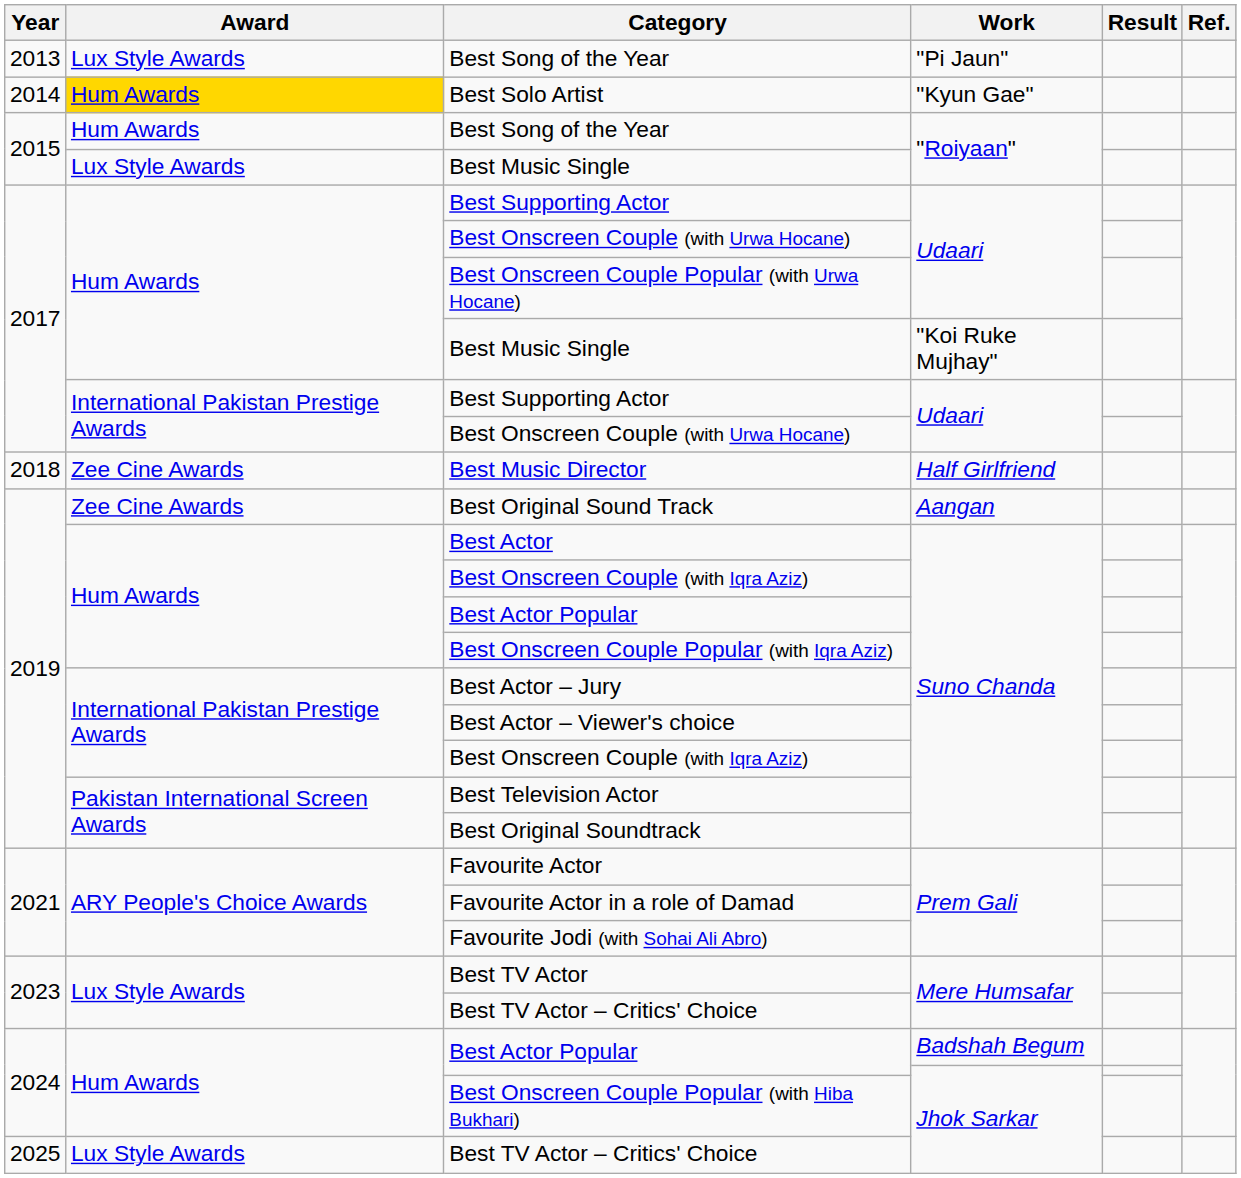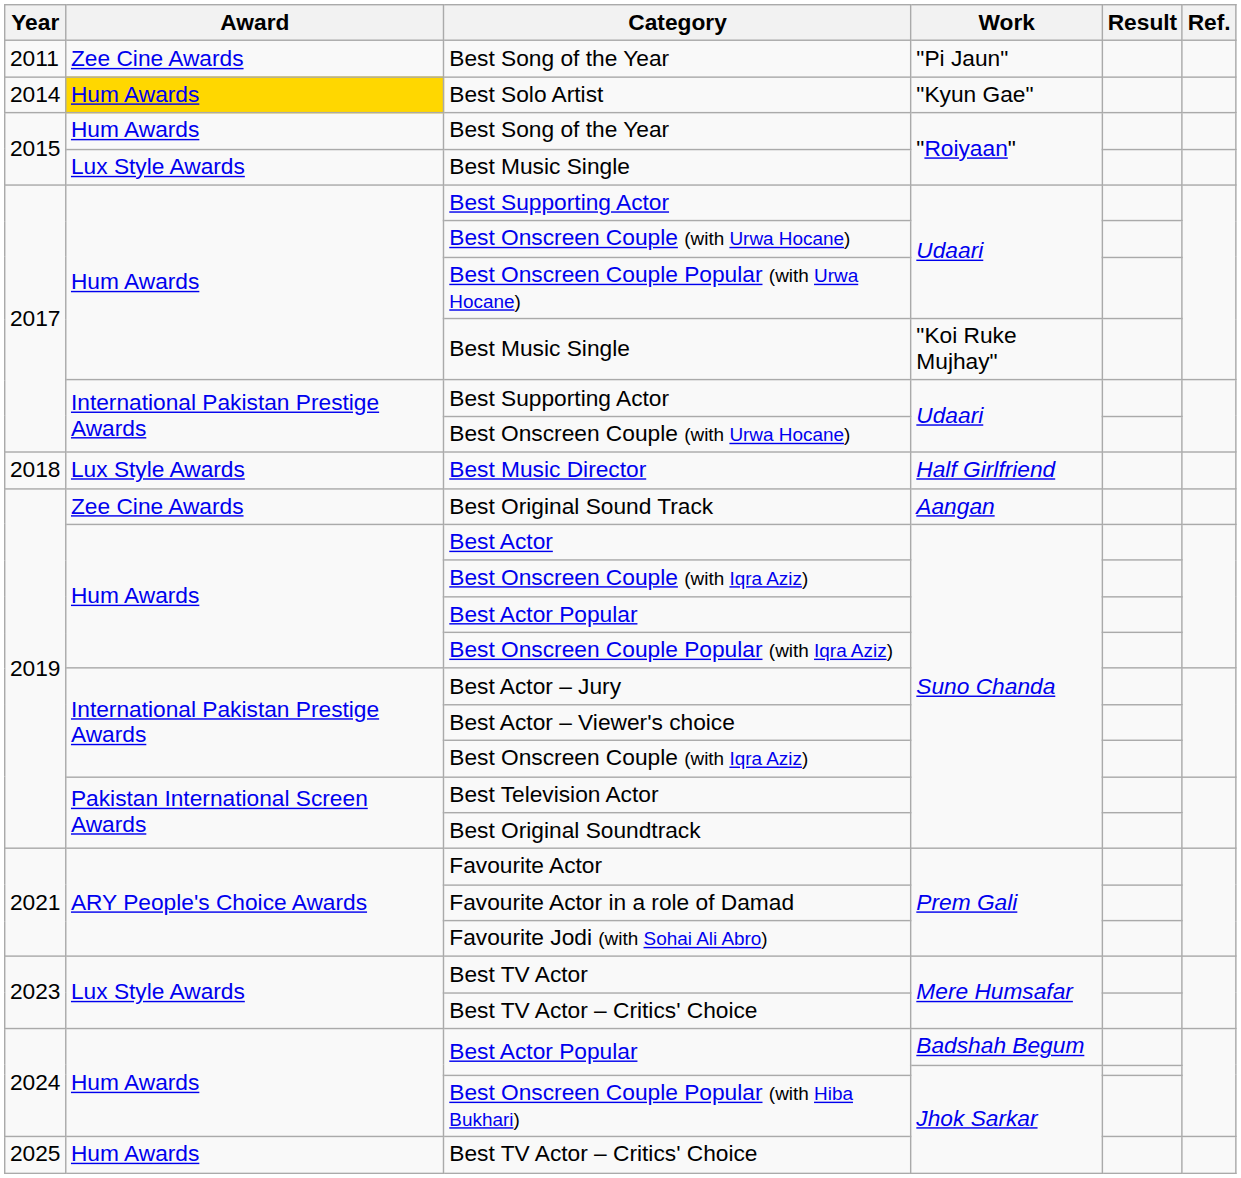(35, 58) 2013 -> (34, 58) 2011
(158, 58) Lux Style Awards -> (157, 58) Zee Cine Awards
(157, 469) Zee Cine Awards -> (158, 469) Lux Style Awards
(158, 1154) Lux Style Awards -> (135, 1154) Hum Awards
